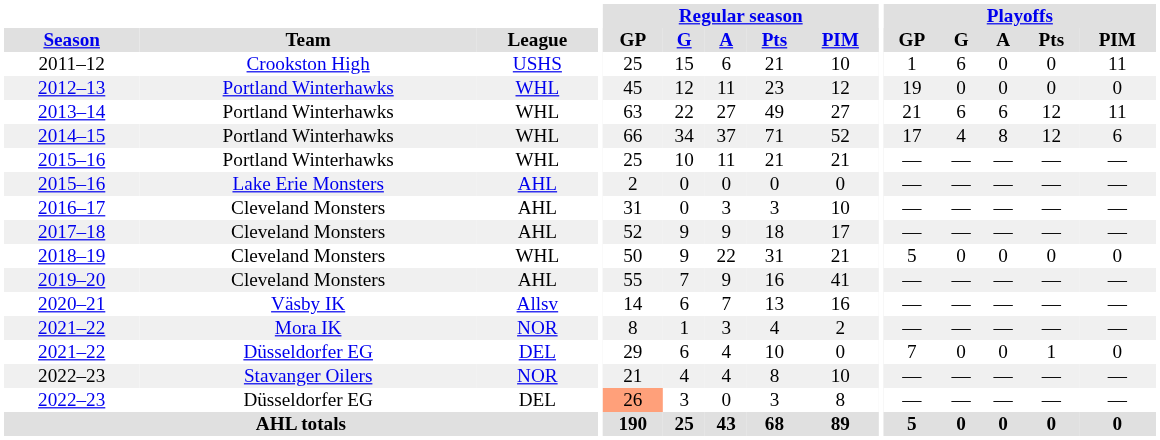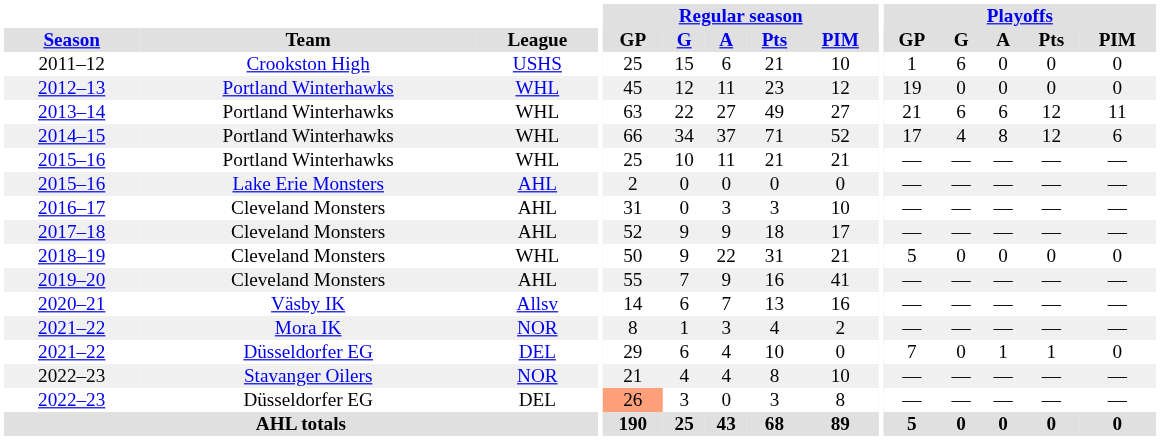(1117, 63) 11 -> (1117, 63) 0
(1003, 351) 0 -> (1003, 351) 1
